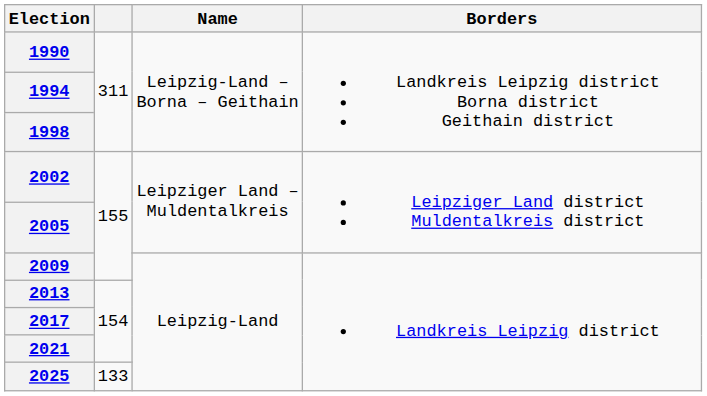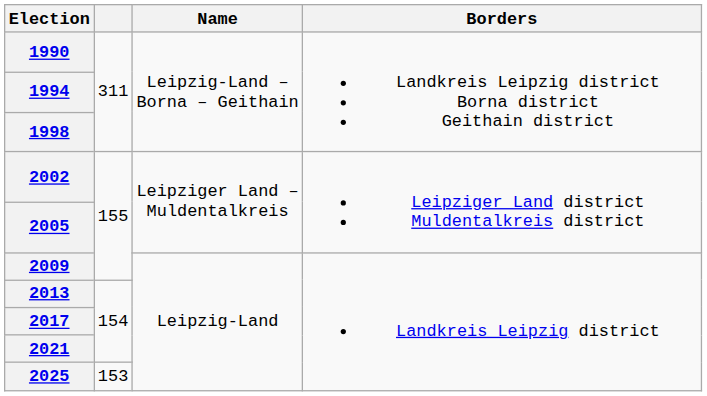(113, 376) 133 -> (113, 376) 153
